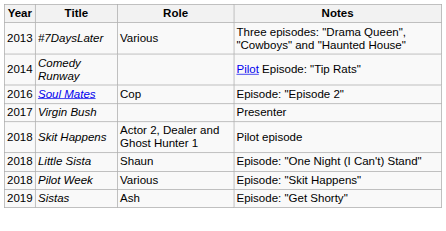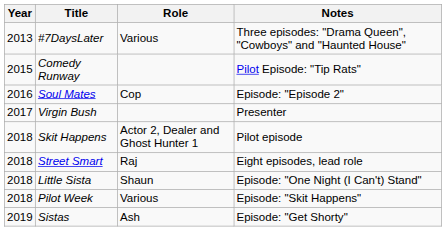(20, 69) 2014 -> (20, 69) 2015
+ row: (70, 162)
